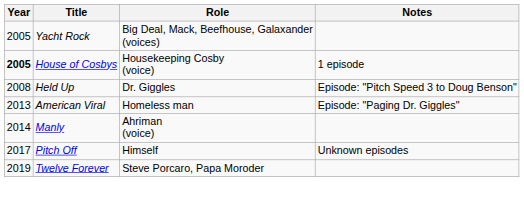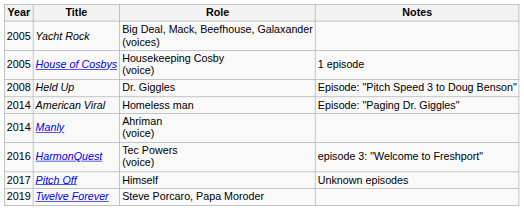(19, 65) bold -> (19, 65) normal
(19, 105) 2013 -> (19, 105) 2014
+ row: (69, 157)
